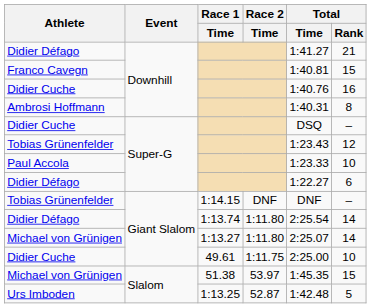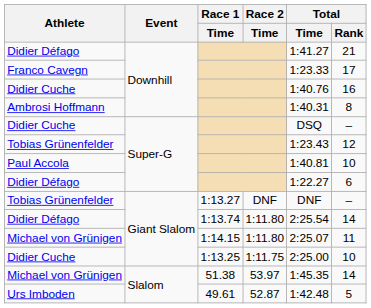(309, 70) 1:40.81 -> (309, 70) 1:23.33
(349, 70) 15 -> (349, 70) 17
(309, 163) 1:23.33 -> (309, 163) 1:40.81
(220, 201) 1:14.15 -> (220, 201) 1:13.27
(220, 238) 1:13.27 -> (220, 238) 1:14.15
(349, 238) 14 -> (349, 238) 11
(220, 257) 49.61 -> (220, 257) 1:13.25
(349, 275) 15 -> (349, 275) 14
(220, 294) 1:13.25 -> (220, 294) 49.61
